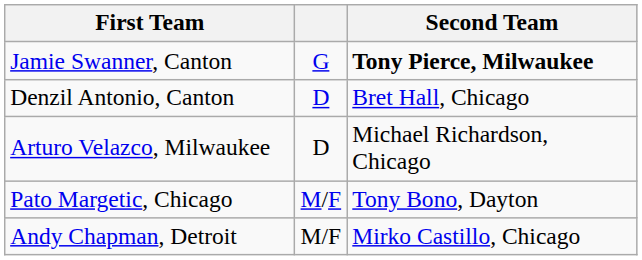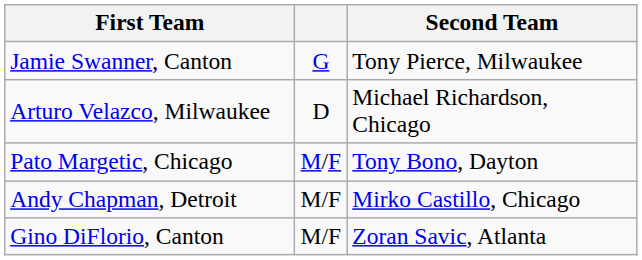(473, 60) bold -> (467, 60) normal
- row: (122, 97)
+ row: (117, 236)
